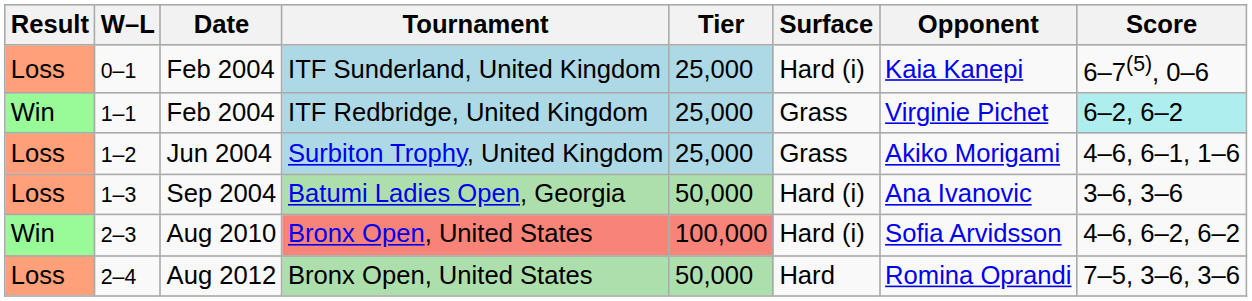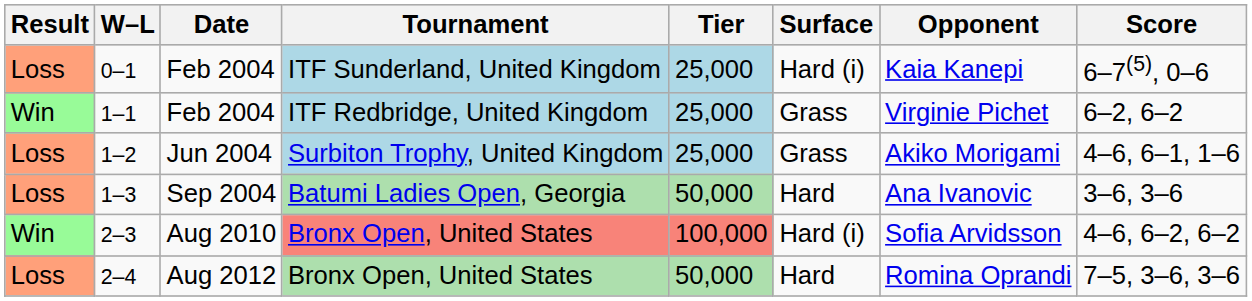(1133, 112) paleturquoise background -> (1133, 112) no background
(822, 194) Hard (i) -> (807, 194) Hard
